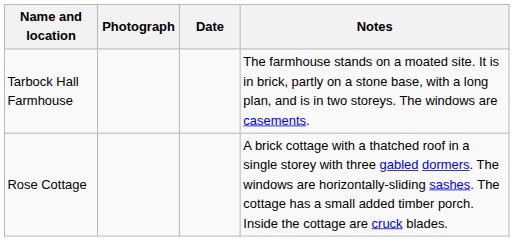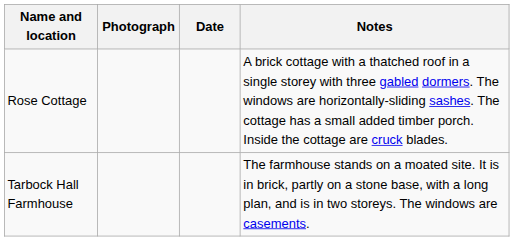rows swapped: (47, 184) <-> (43, 91)
